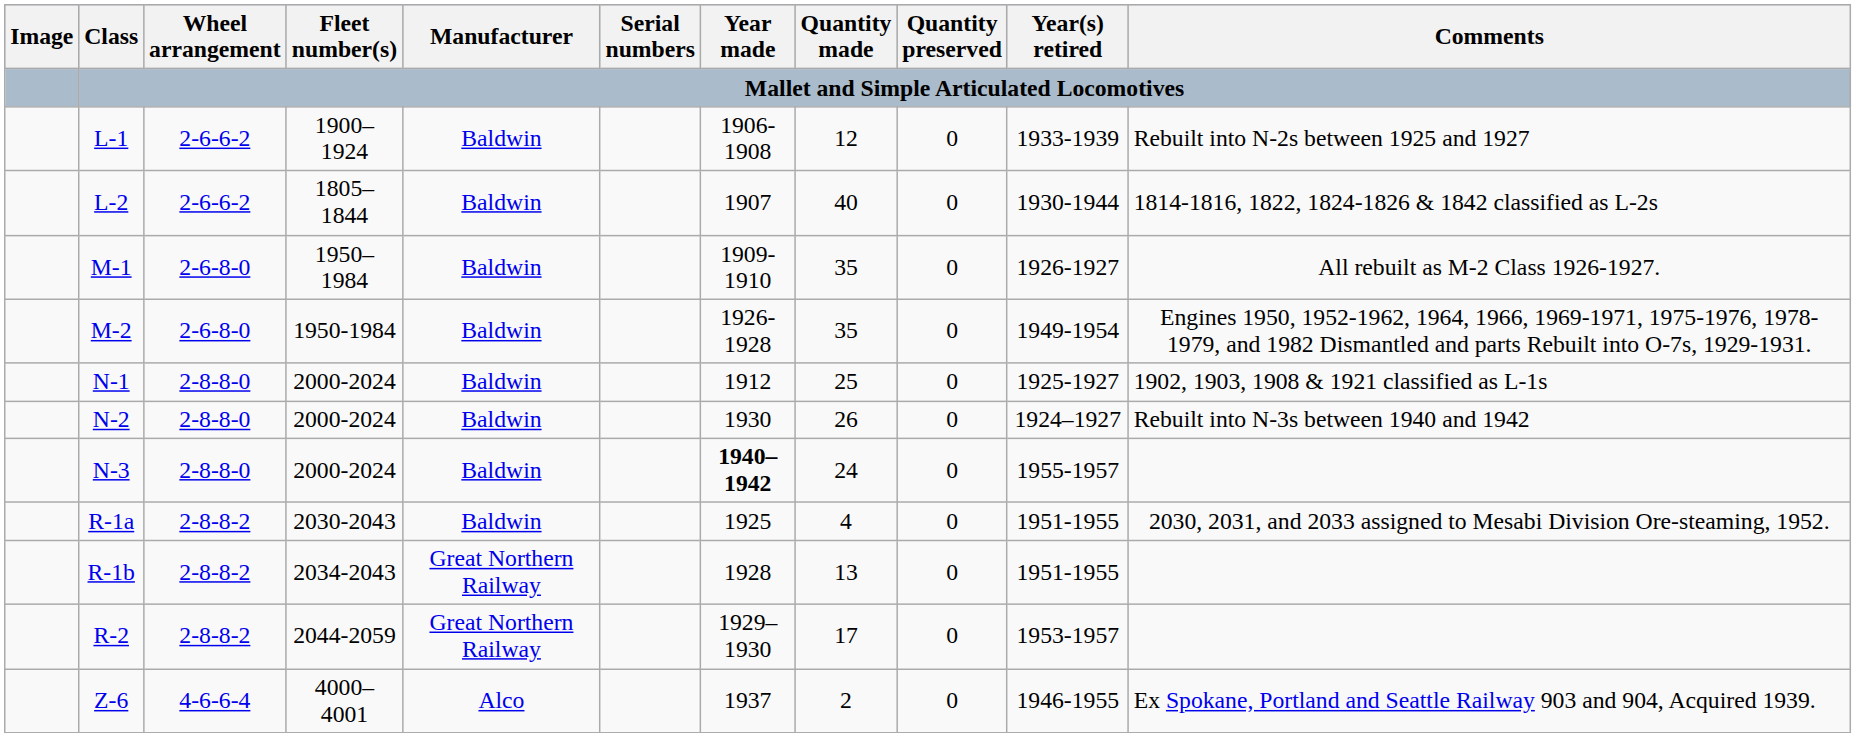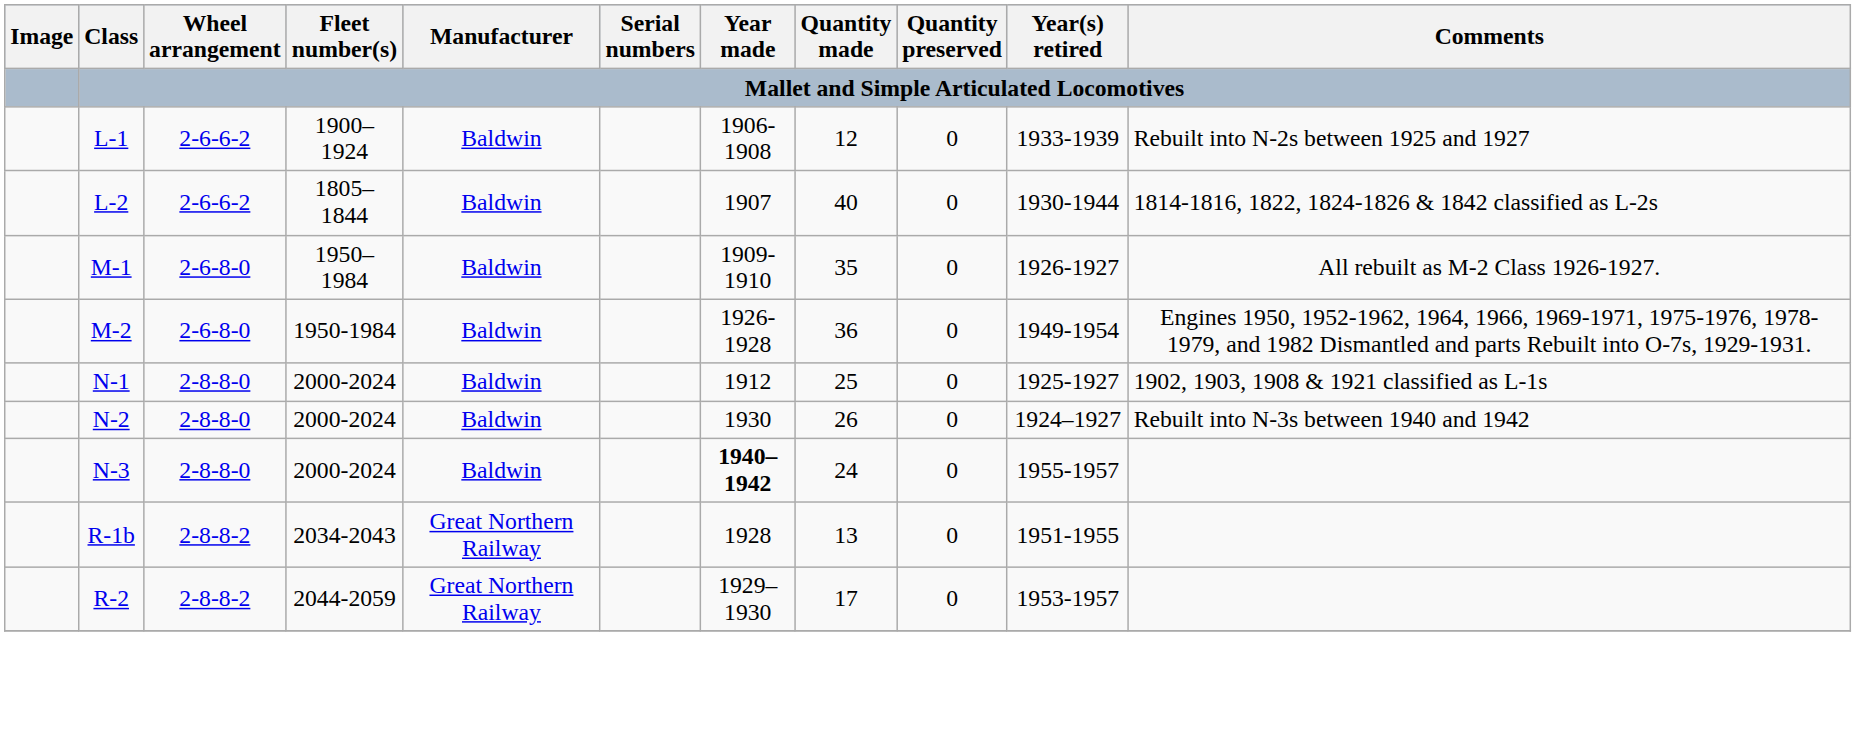(846, 330) 35 -> (846, 330) 36
- row: (111, 521)
- row: (111, 700)
